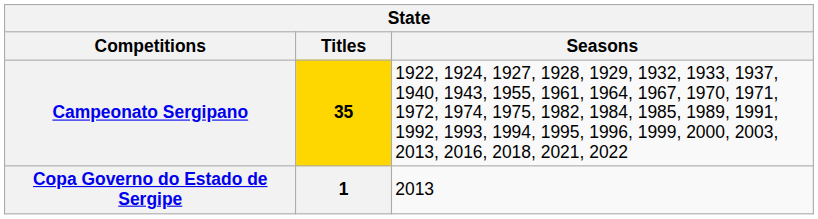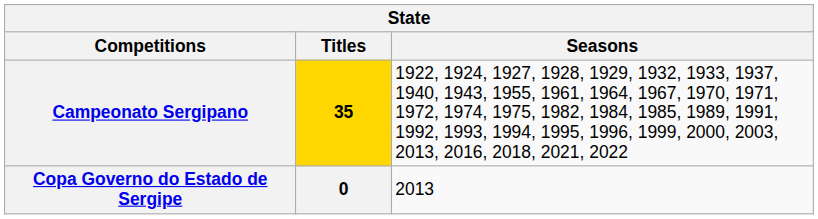(344, 189) 1 -> (344, 189) 0
